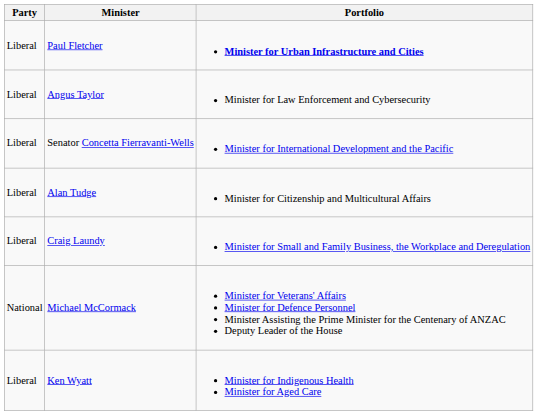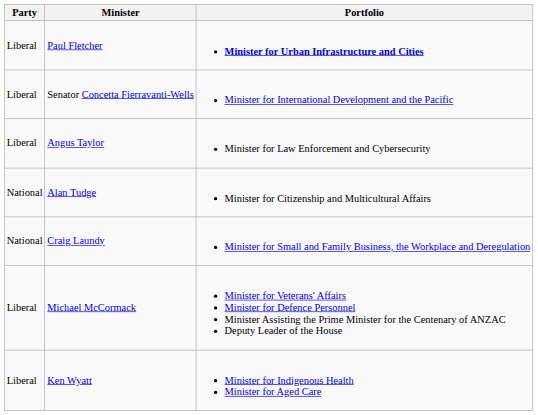rows swapped: (121, 143) <-> (76, 94)
(22, 192) Liberal -> (25, 192) National
(22, 241) Liberal -> (25, 241) National
(25, 308) National -> (22, 308) Liberal
